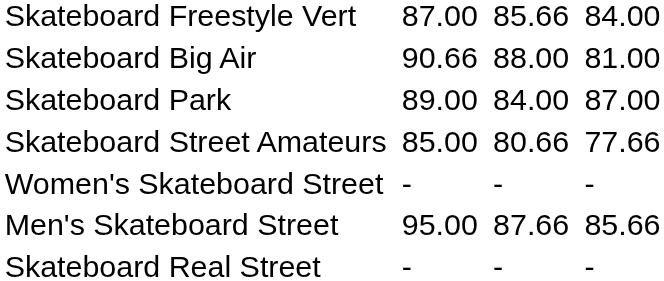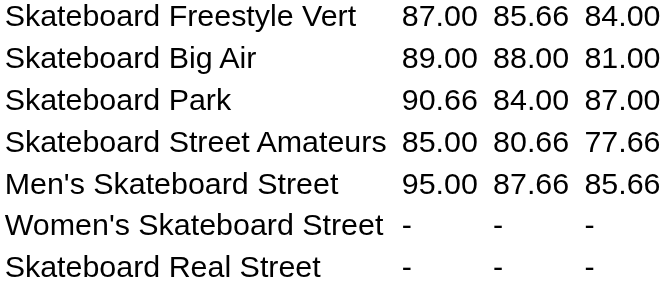(440, 58) 90.66 -> (440, 58) 89.00
(440, 99) 89.00 -> (440, 99) 90.66
rows swapped: (194, 183) <-> (172, 225)
